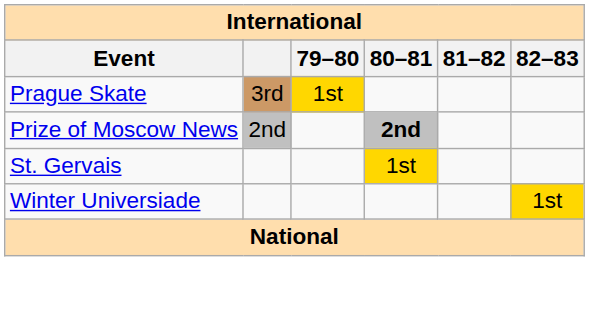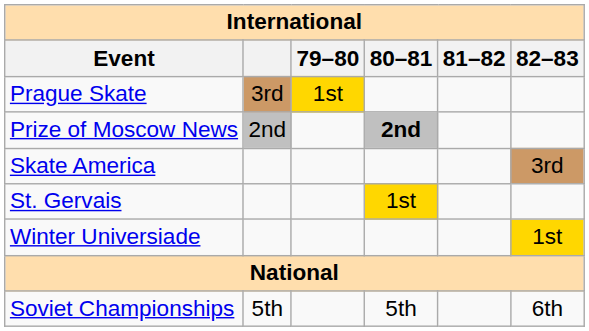+ row: (83, 165)
+ row: (122, 308)
